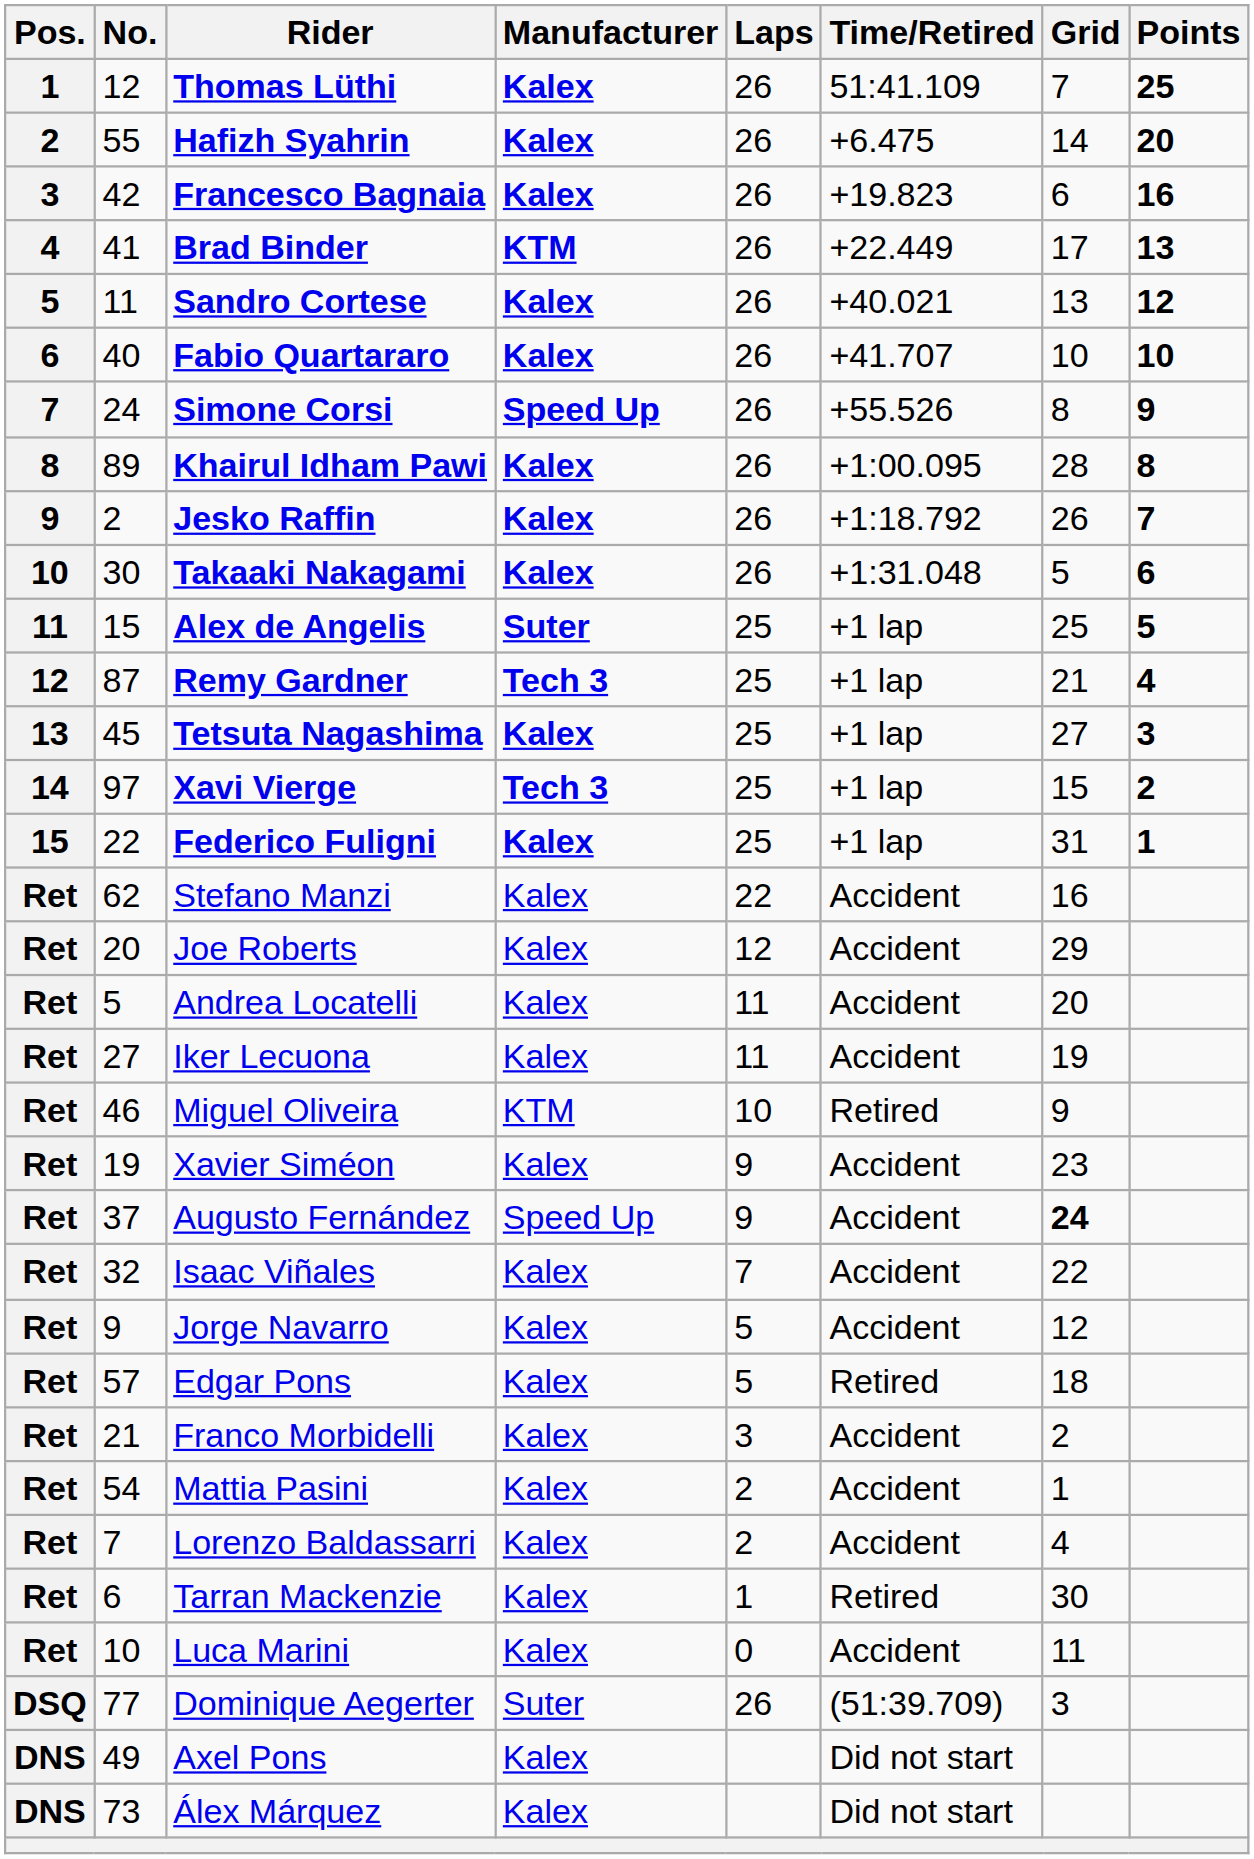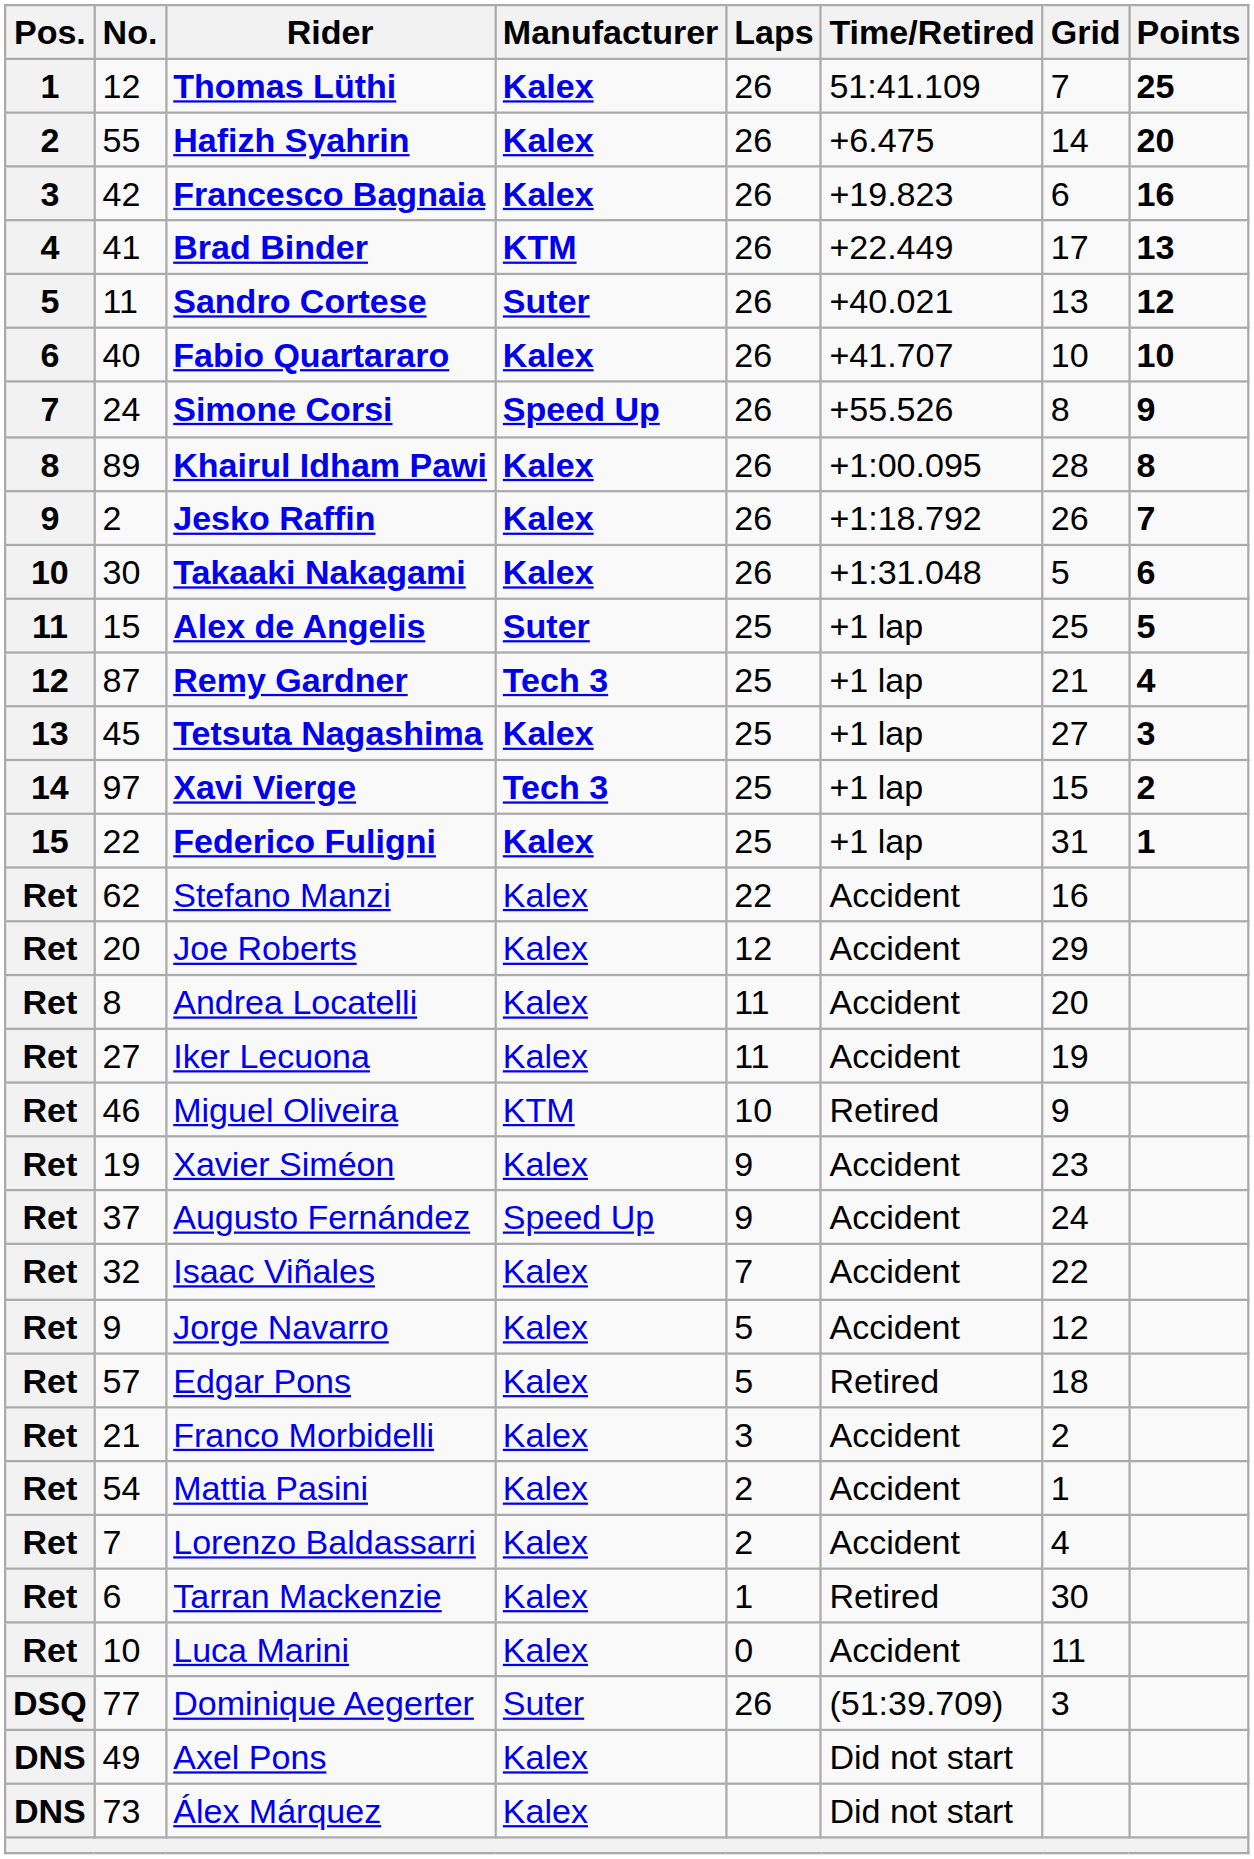(548, 302) Kalex -> (546, 302) Suter
(112, 1002) 5 -> (112, 1002) 8
(1070, 1218) bold -> (1070, 1218) normal
